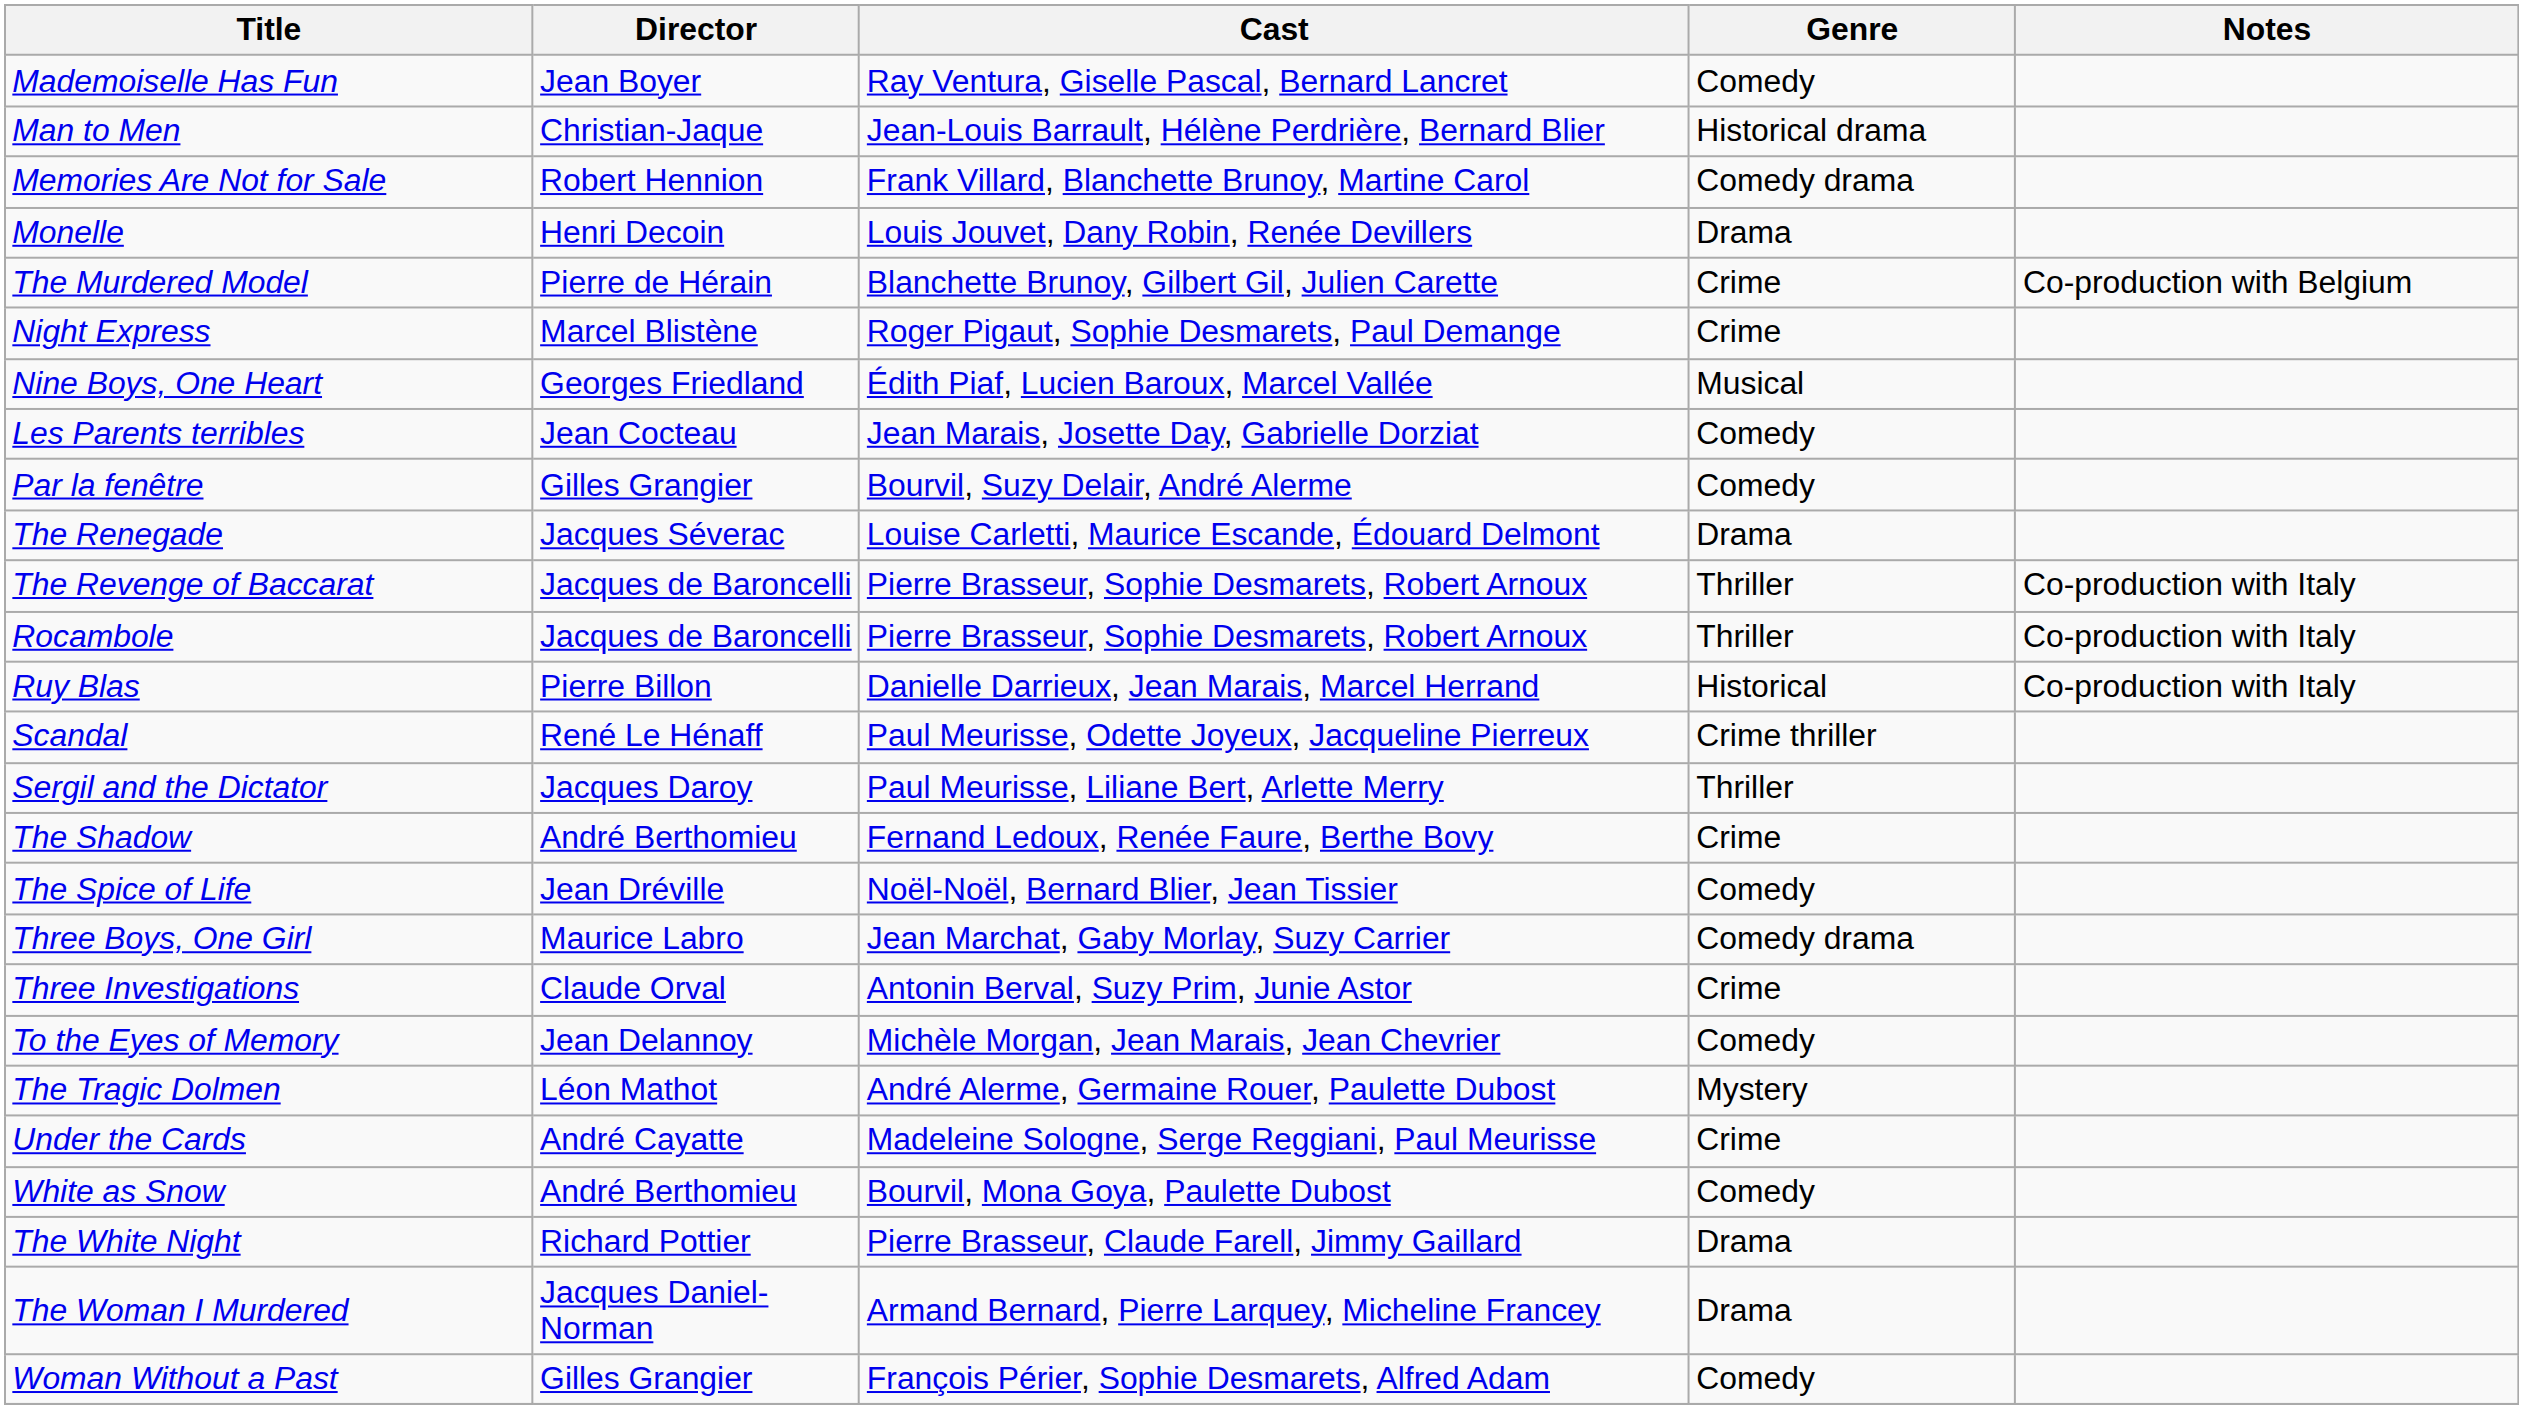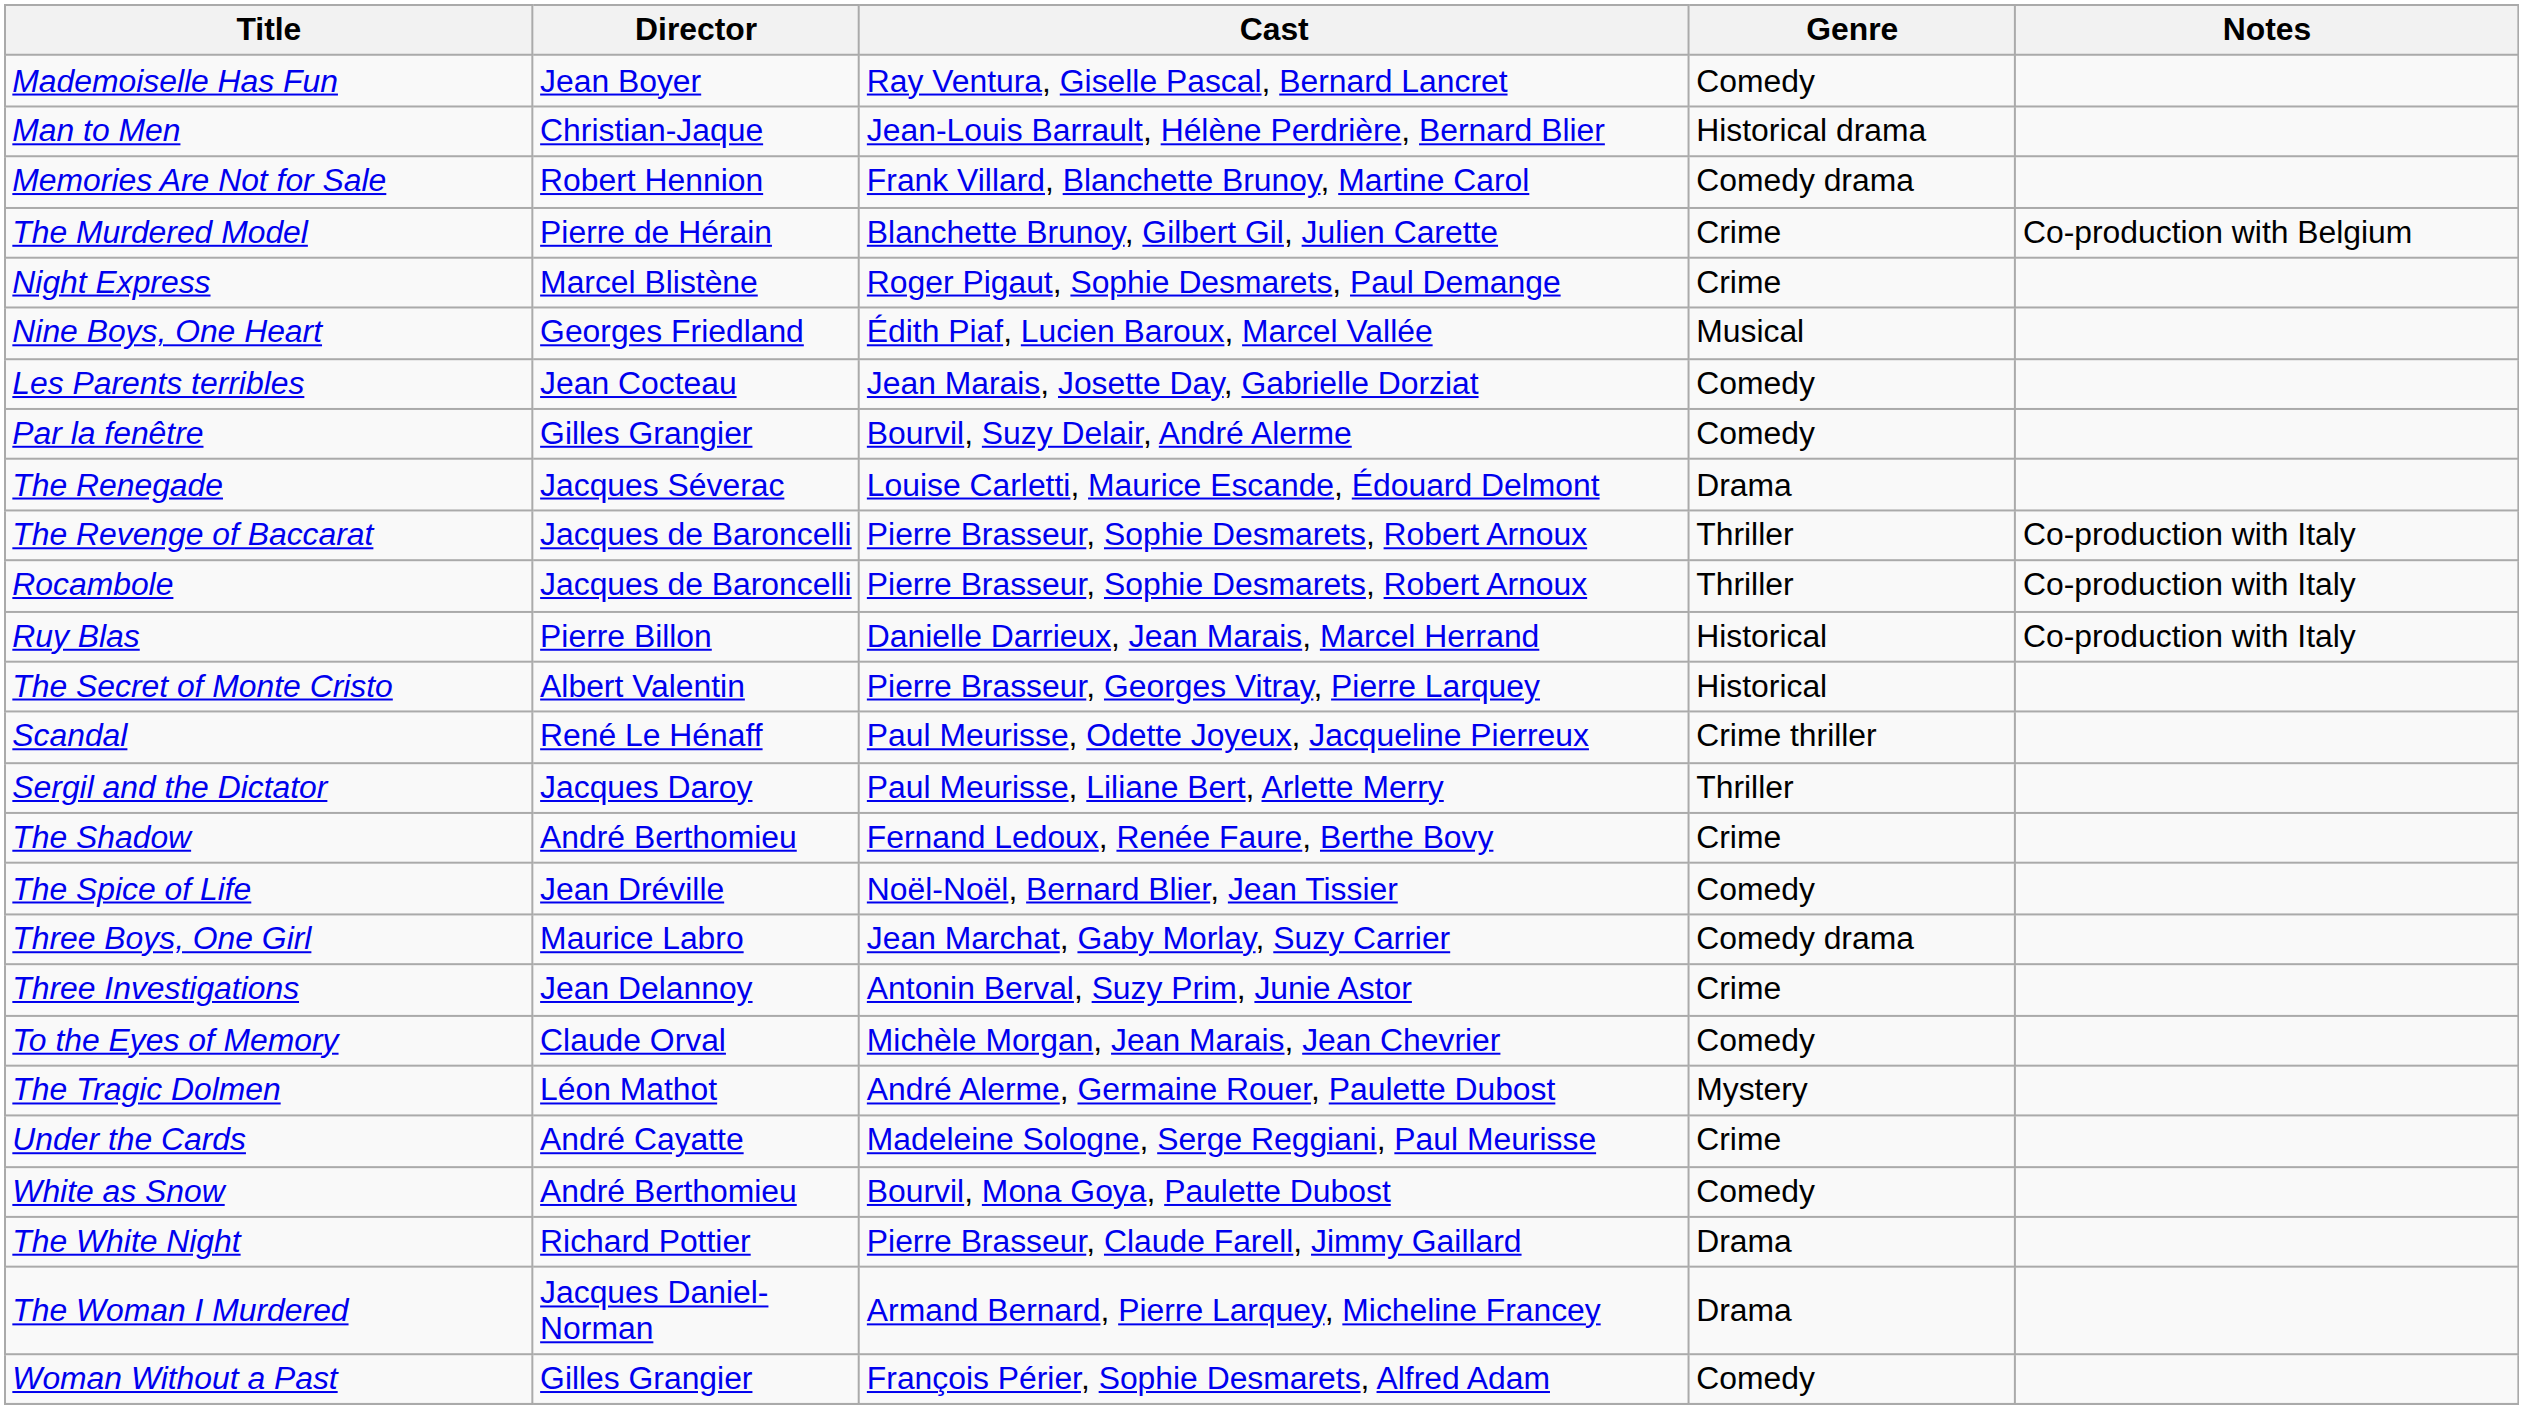- row: (68, 231)
+ row: (203, 686)
(633, 989) Claude Orval -> (646, 989) Jean Delannoy
(646, 1039) Jean Delannoy -> (633, 1039) Claude Orval
